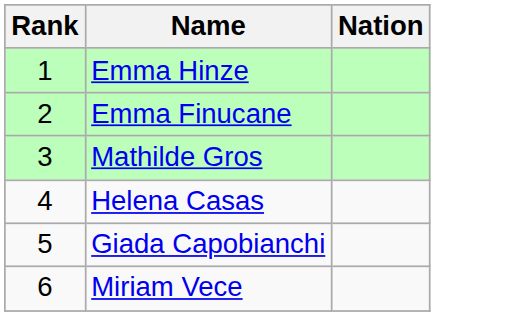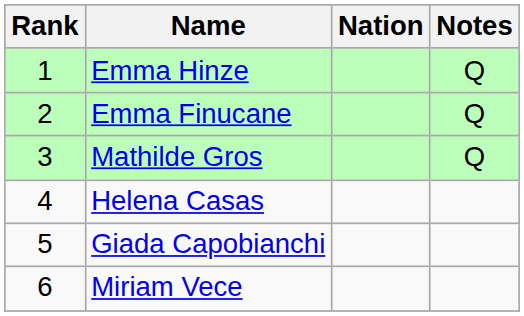+ column: (474, 26)
